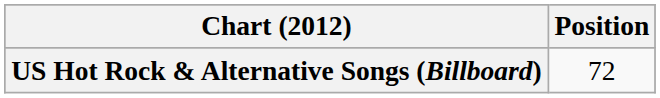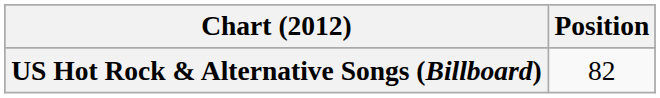(602, 69) 72 -> (602, 69) 82
